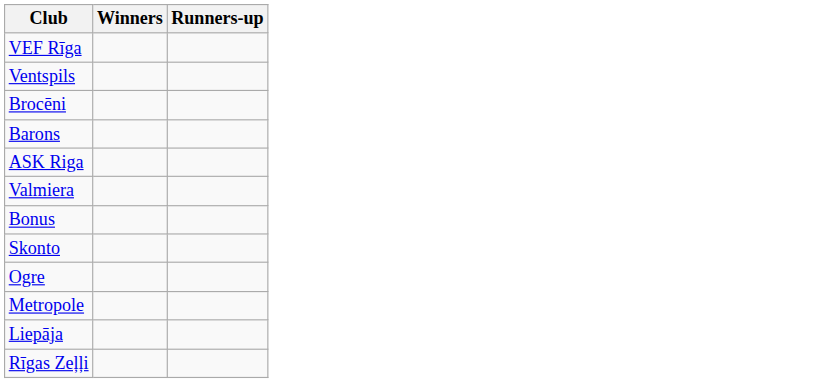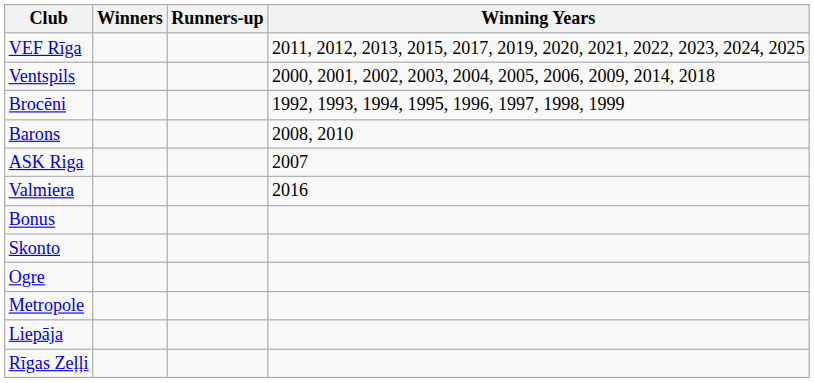+ column: (538, 18)
